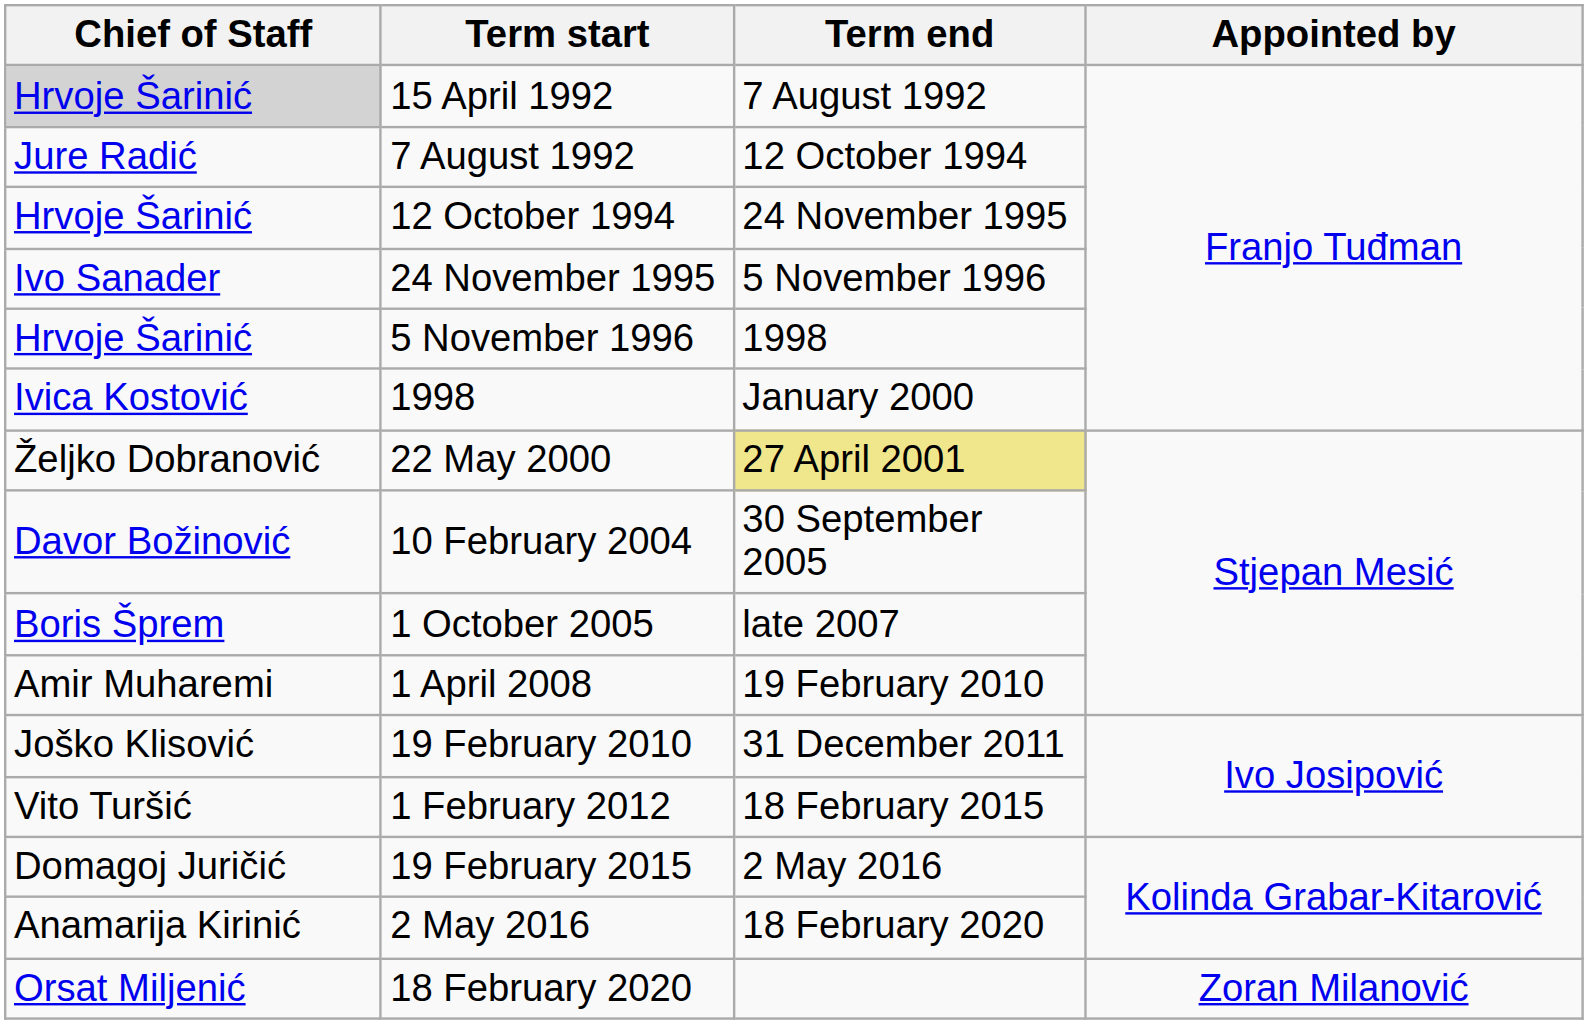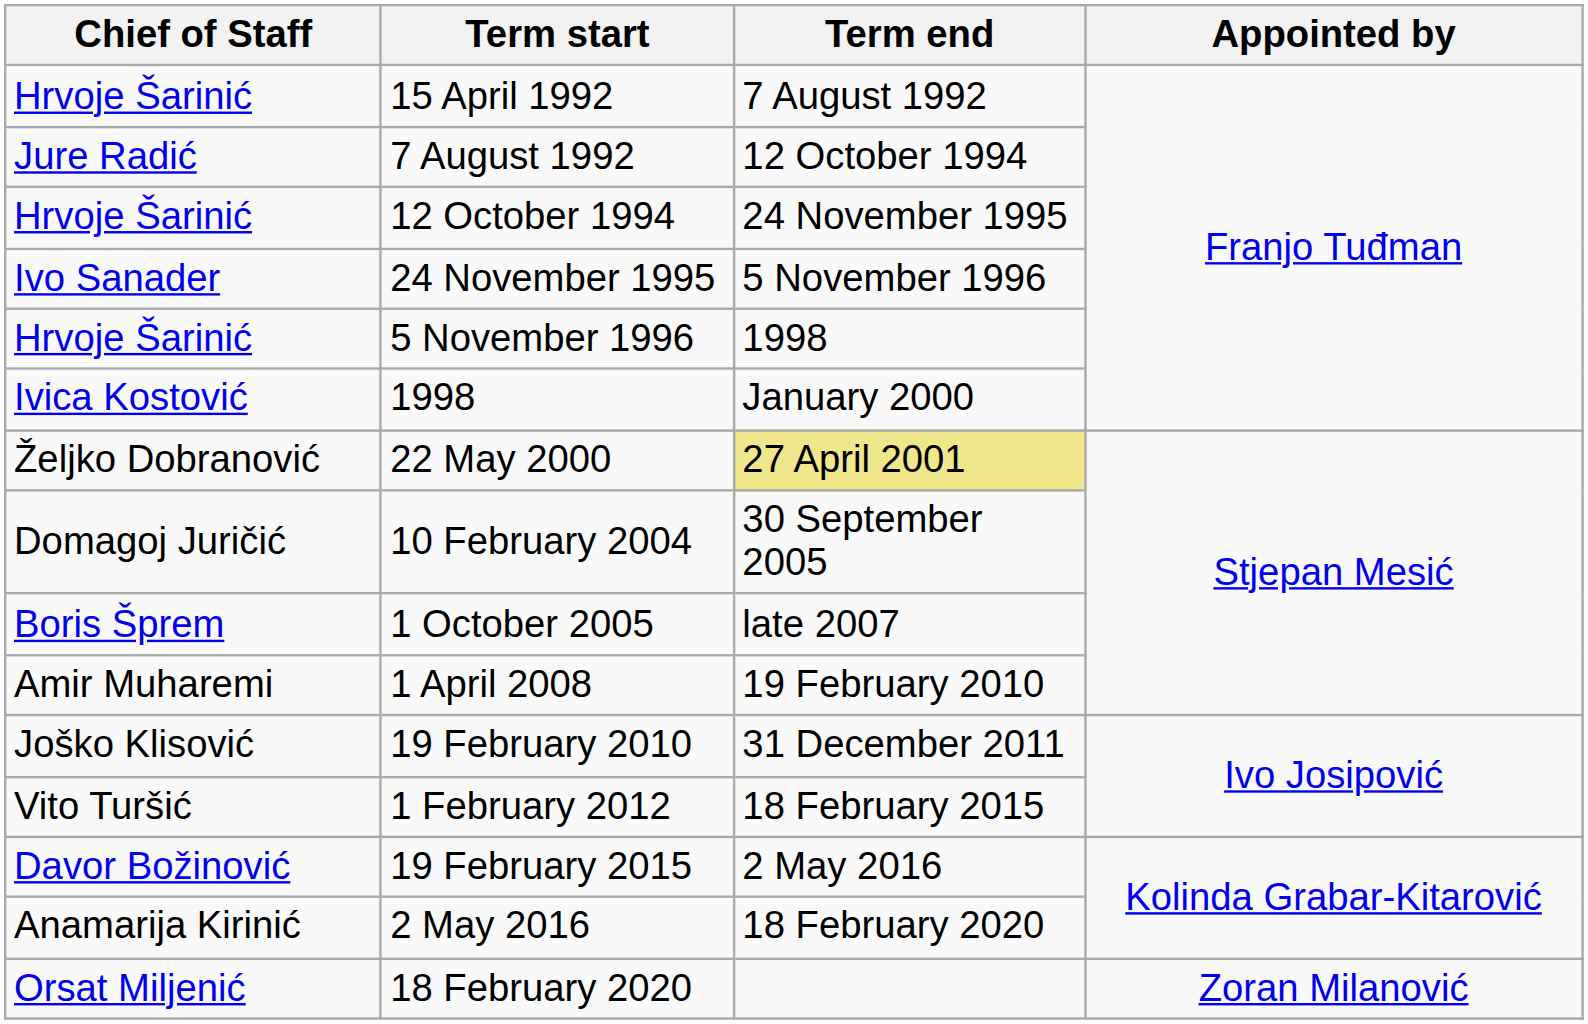(133, 95) lightgrey background -> (133, 95) no background
(152, 541) Davor Božinović -> (150, 541) Domagoj Juričić
(150, 866) Domagoj Juričić -> (152, 866) Davor Božinović
